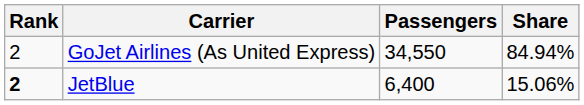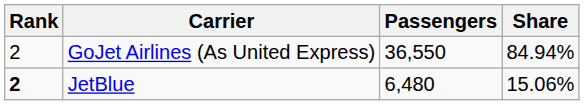(415, 52) 34,550 -> (415, 52) 36,550
(410, 84) 6,400 -> (410, 84) 6,480
